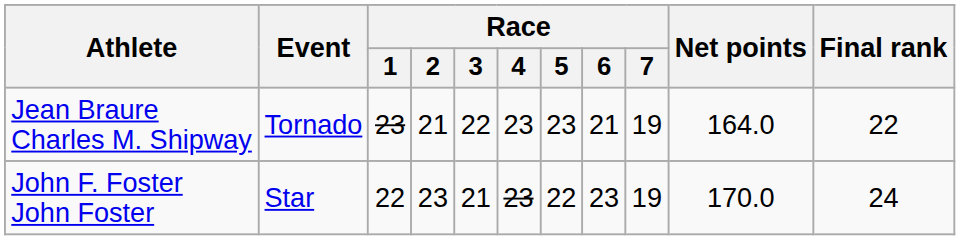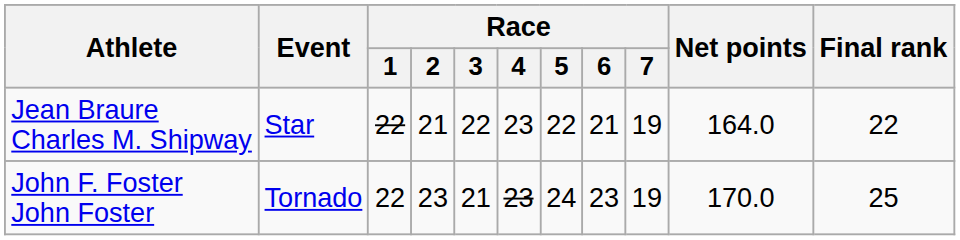(313, 125) Tornado -> (289, 125) Star
(390, 125) 23 -> (390, 125) 22
(561, 125) 23 -> (561, 125) 22
(289, 198) Star -> (313, 198) Tornado
(561, 198) 22 -> (561, 198) 24
(884, 198) 24 -> (884, 198) 25
